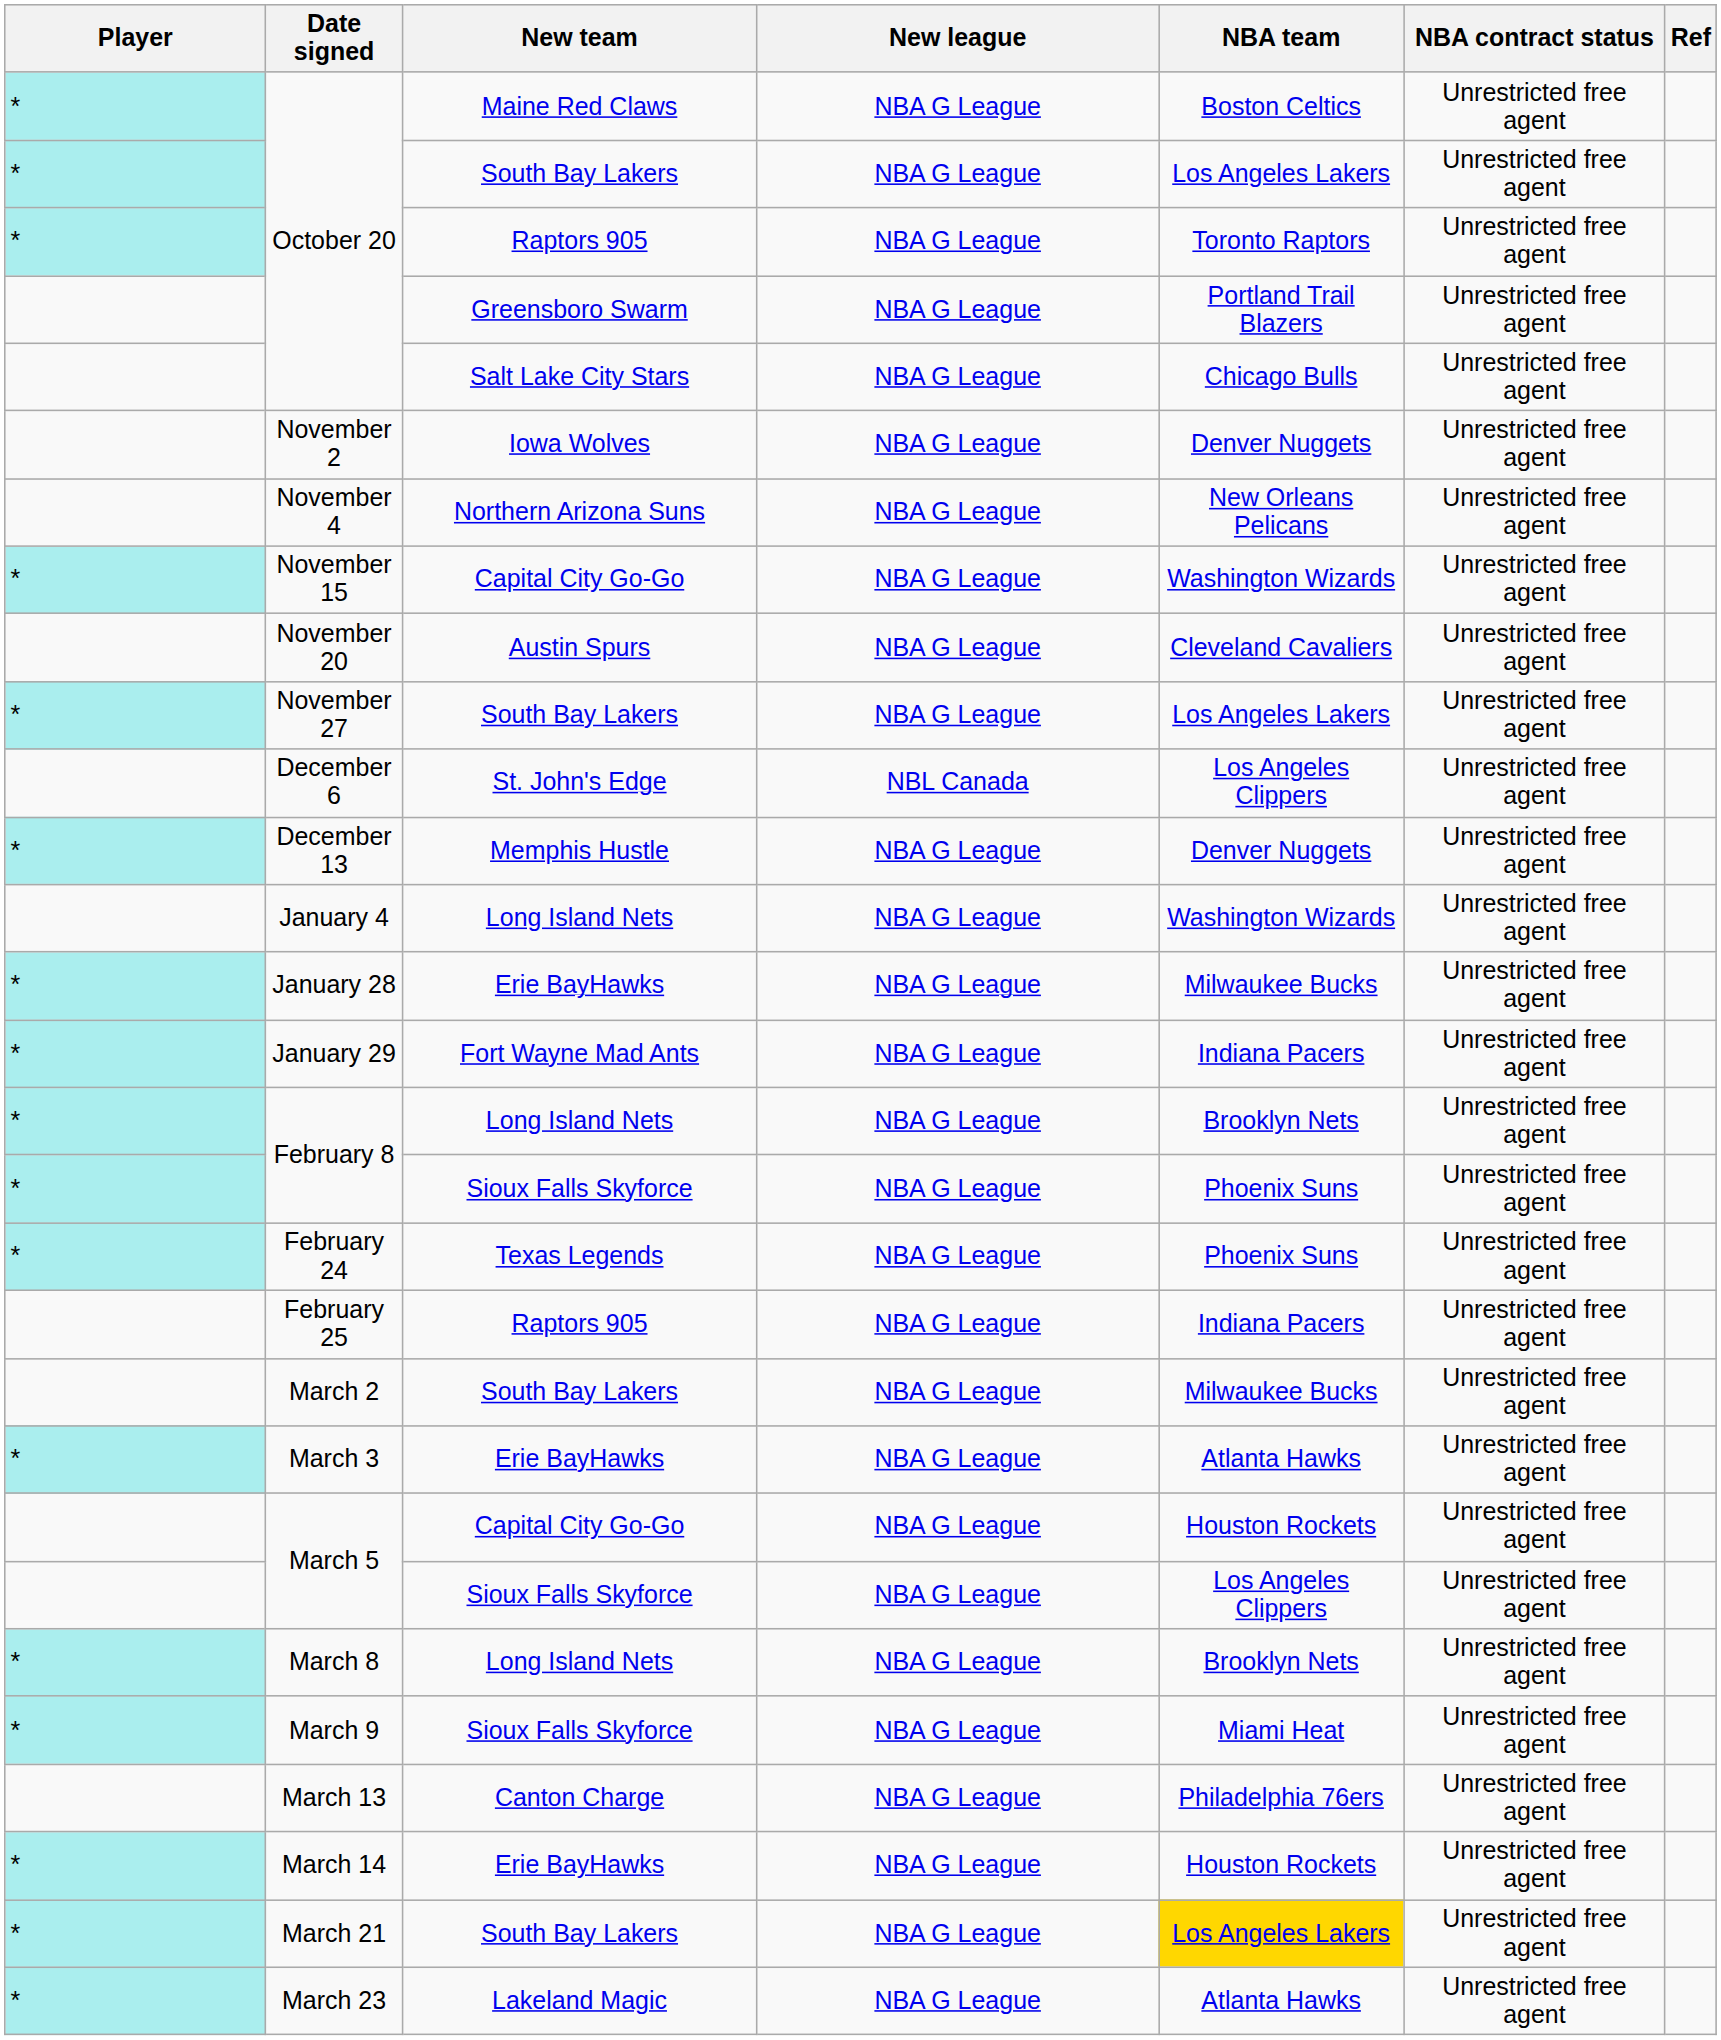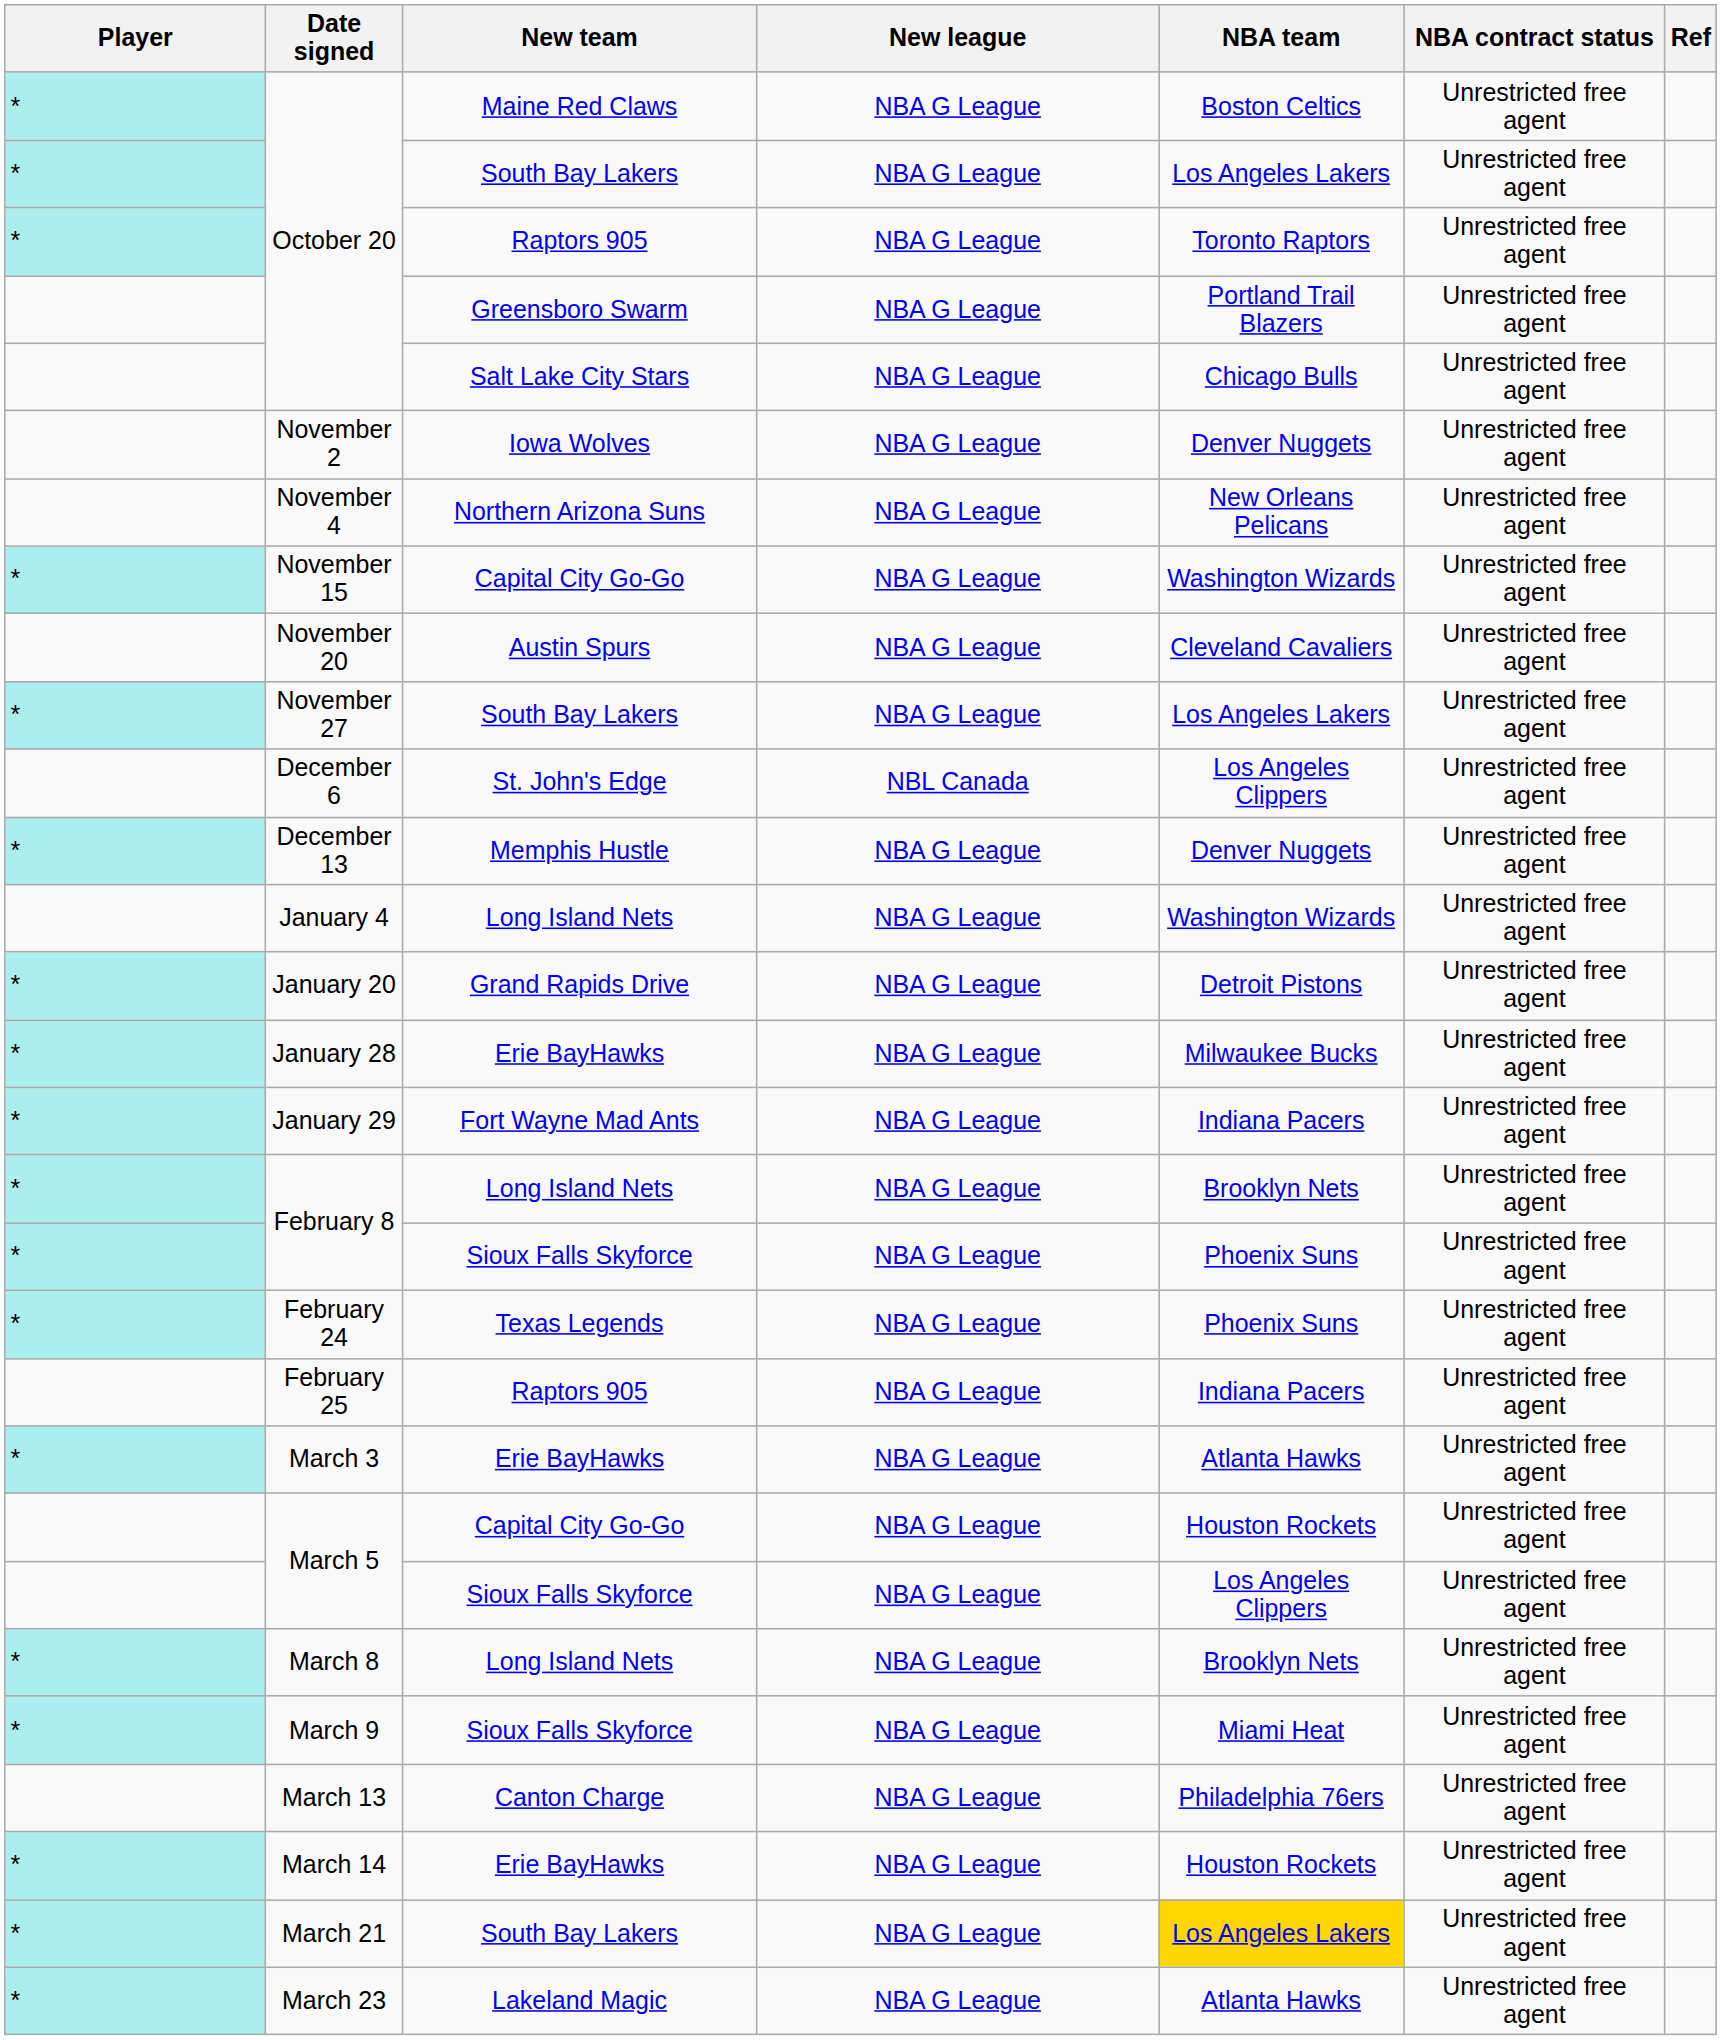+ row: (334, 985)
- row: (334, 1391)
